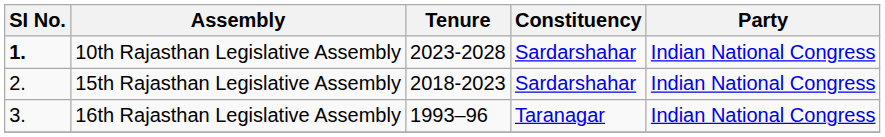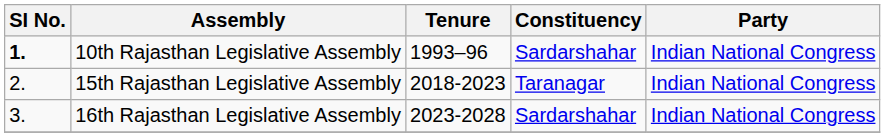(458, 52) 2023-2028 -> (449, 52) 1993–96
(576, 83) Sardarshahar -> (560, 83) Taranagar
(449, 115) 1993–96 -> (458, 115) 2023-2028
(560, 115) Taranagar -> (576, 115) Sardarshahar
